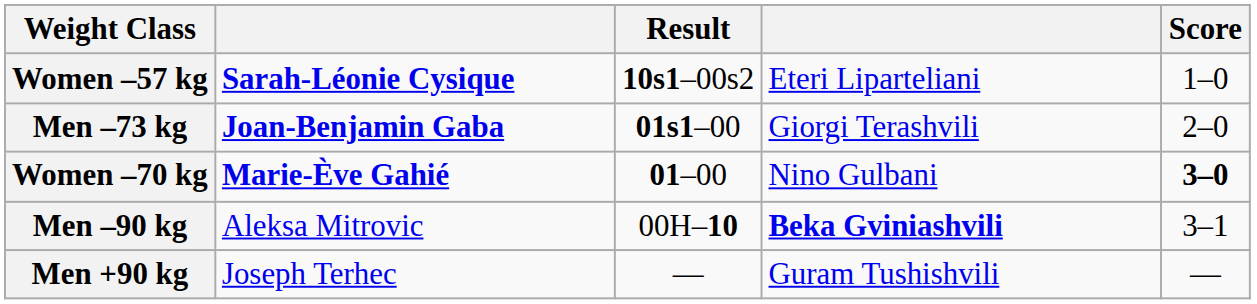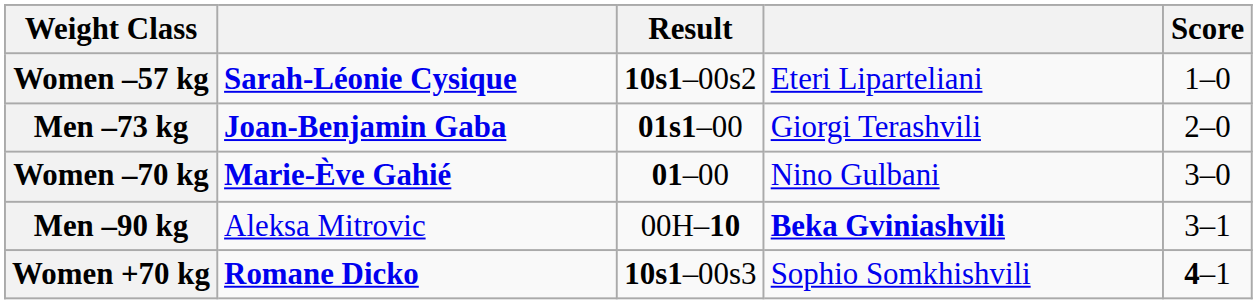(1205, 175) bold -> (1208, 175) normal
+ row: (111, 273)
- row: (110, 273)
